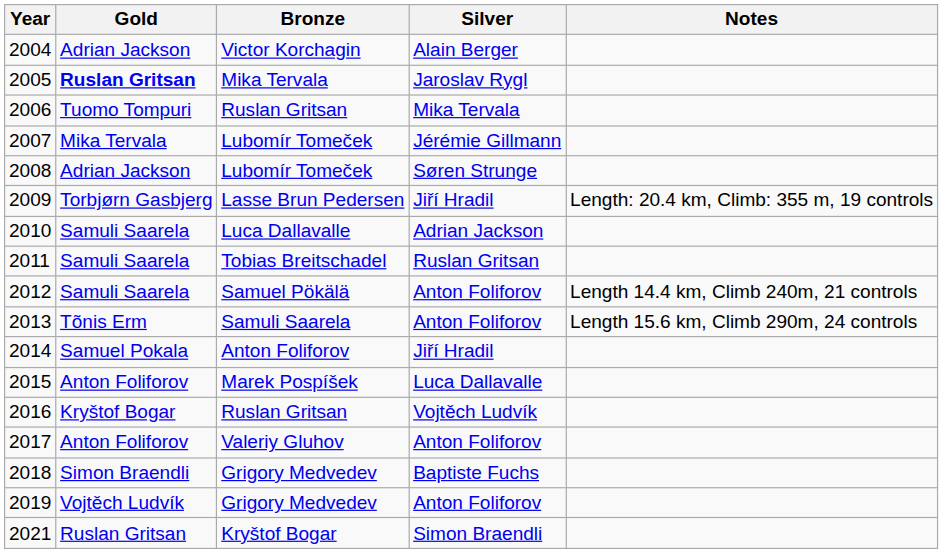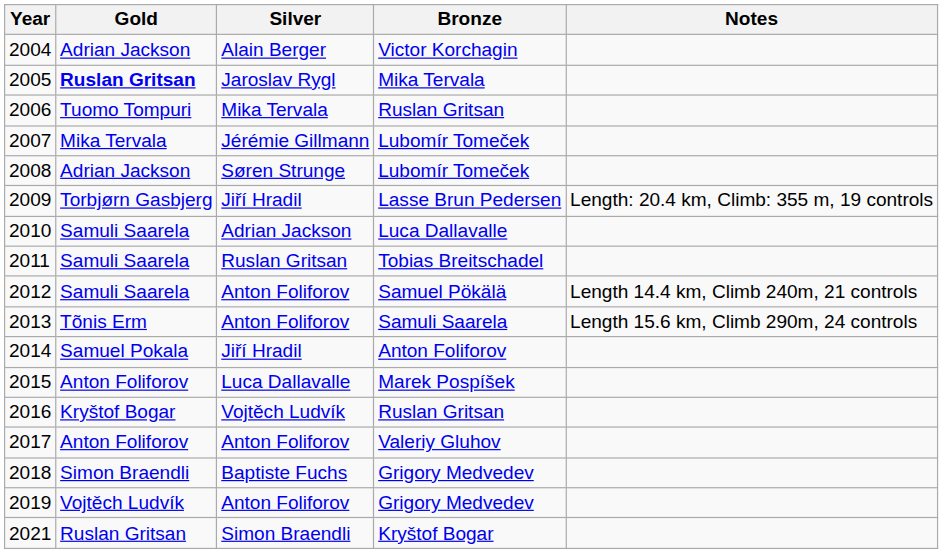columns swapped: (487, 19) <-> (313, 19)
